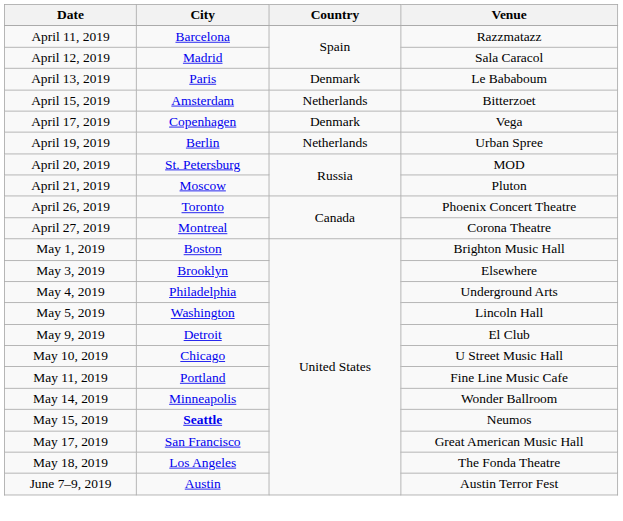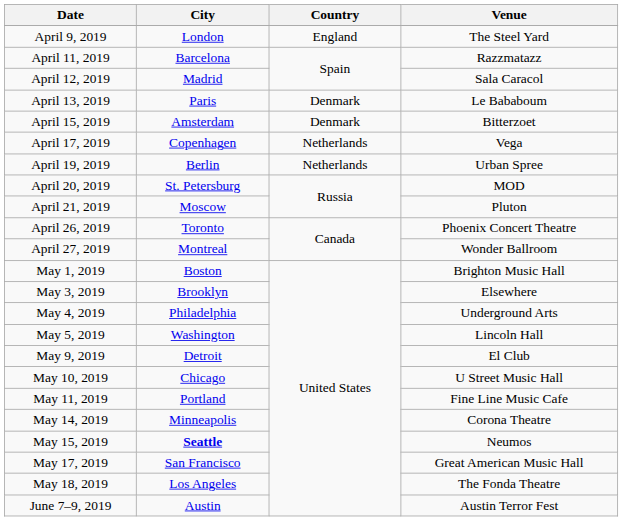+ row: (71, 36)
(335, 100) Netherlands -> (335, 121) Denmark
(335, 121) Denmark -> (335, 143) Netherlands
(509, 228) Corona Theatre -> (509, 249) Wonder Ballroom
(509, 398) Wonder Ballroom -> (509, 420) Corona Theatre
